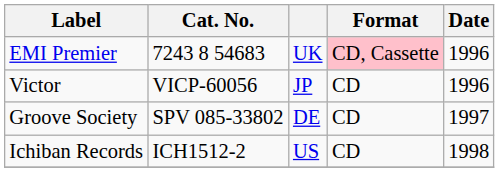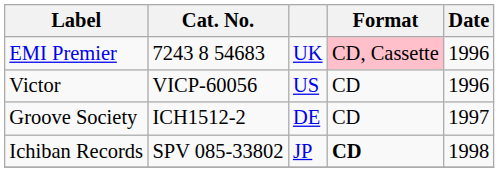(303, 85) JP -> (306, 85) US
(218, 118) SPV 085-33802 -> (199, 118) ICH1512-2
(199, 150) ICH1512-2 -> (218, 150) SPV 085-33802
(306, 150) US -> (303, 150) JP
(346, 150) normal -> (347, 150) bold
